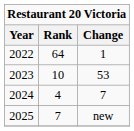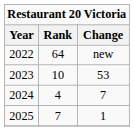(103, 55) 1 -> (103, 55) new
(103, 115) new -> (103, 115) 1
